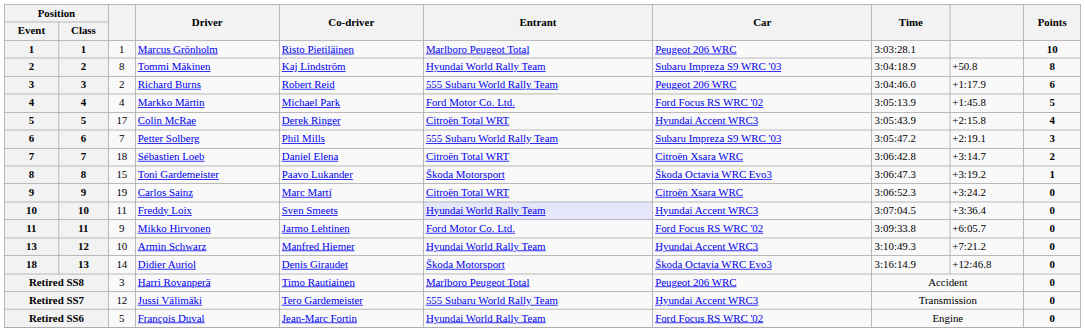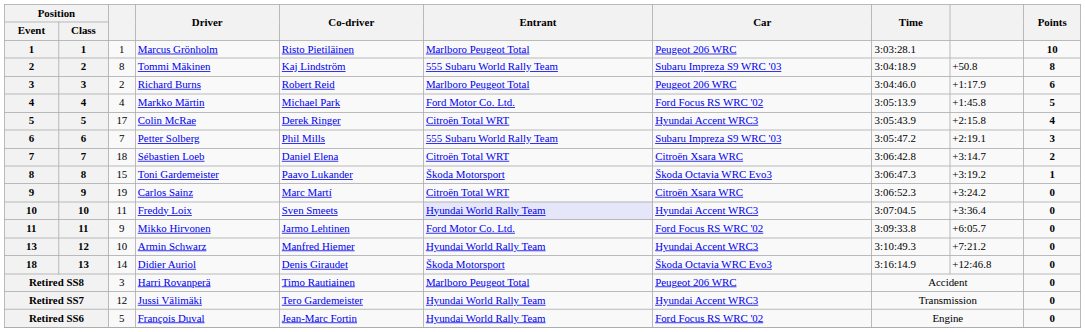(486, 66) Hyundai World Rally Team -> (492, 66) 555 Subaru World Rally Team
(492, 84) 555 Subaru World Rally Team -> (478, 84) Marlboro Peugeot Total
(492, 300) 555 Subaru World Rally Team -> (486, 300) Hyundai World Rally Team
